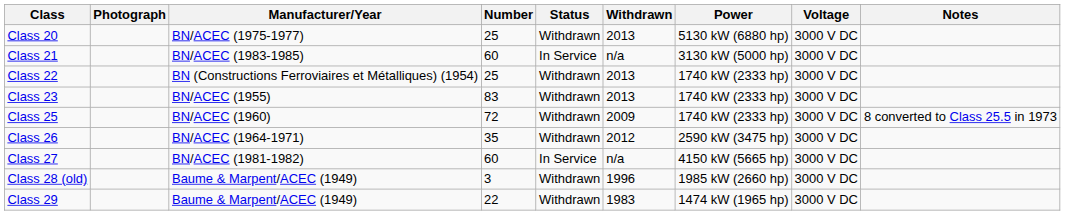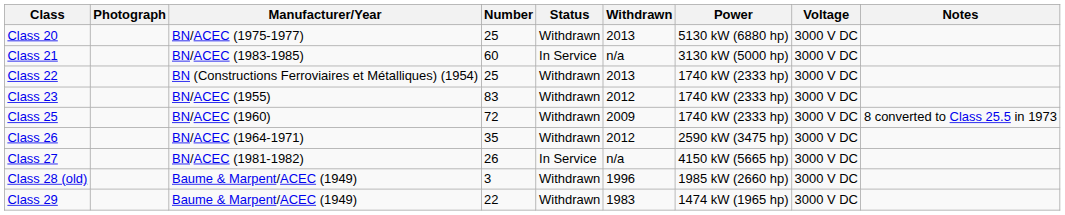(621, 96) 2013 -> (621, 96) 2012
(491, 158) 60 -> (491, 158) 26
